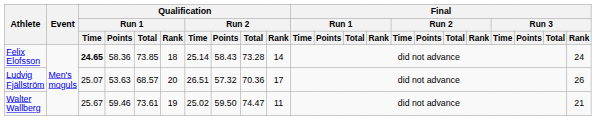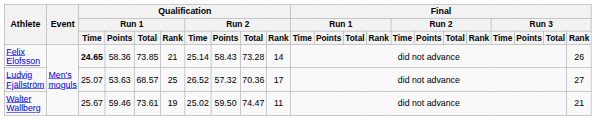(173, 57) 18 -> (173, 57) 21
(579, 57) 24 -> (579, 57) 26
(173, 80) 20 -> (173, 80) 25
(198, 80) 26.51 -> (198, 80) 26.52
(579, 80) 26 -> (579, 80) 27
